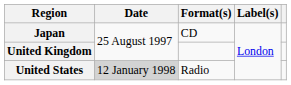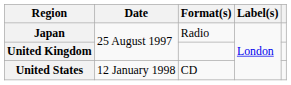(189, 32) CD -> (195, 32) Radio
(136, 70) lightgrey background -> (136, 70) no background
(195, 70) Radio -> (189, 70) CD
